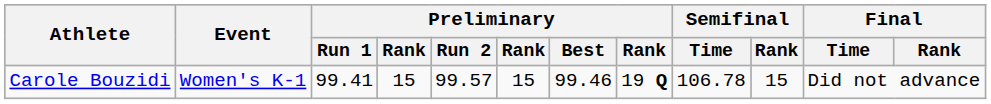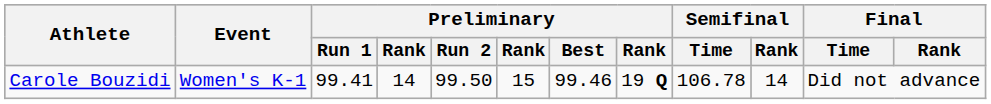(404, 81) 15 -> (404, 81) 14
(464, 81) 99.57 -> (464, 81) 99.50
(777, 81) 15 -> (777, 81) 14
